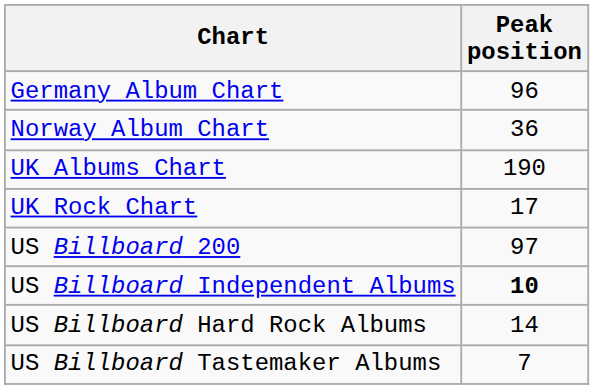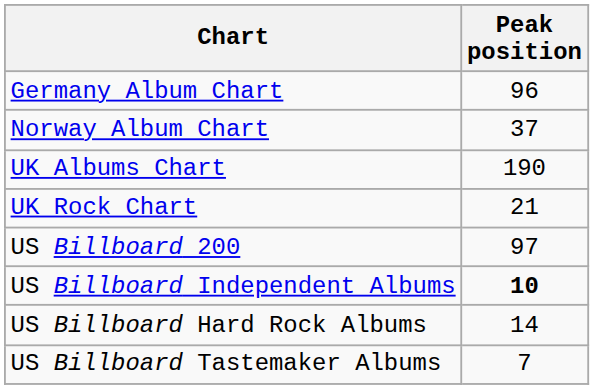(524, 130) 36 -> (524, 130) 37
(524, 208) 17 -> (524, 208) 21
